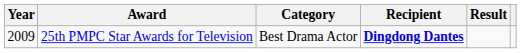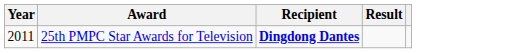- column: (308, 15)
(21, 36) 2009 -> (21, 36) 2011
